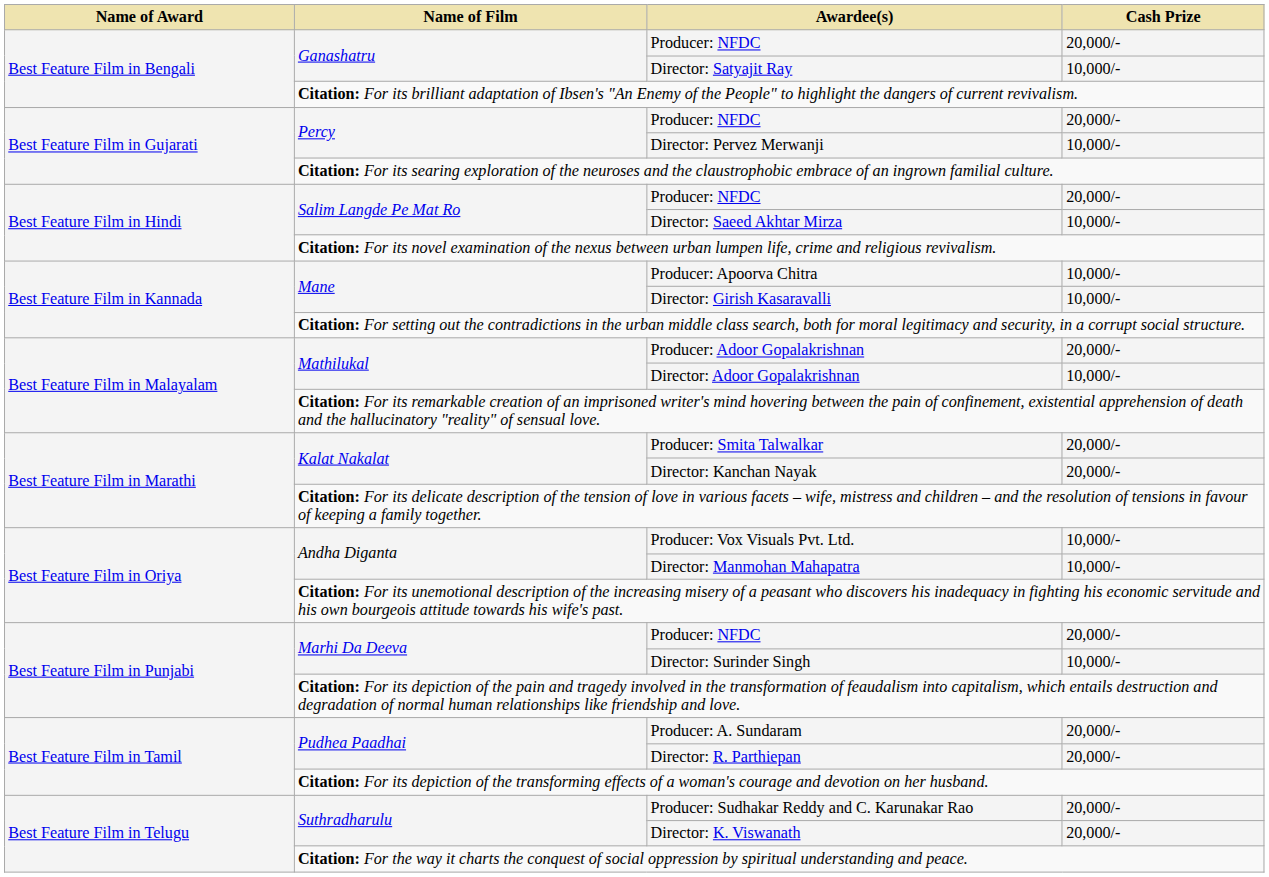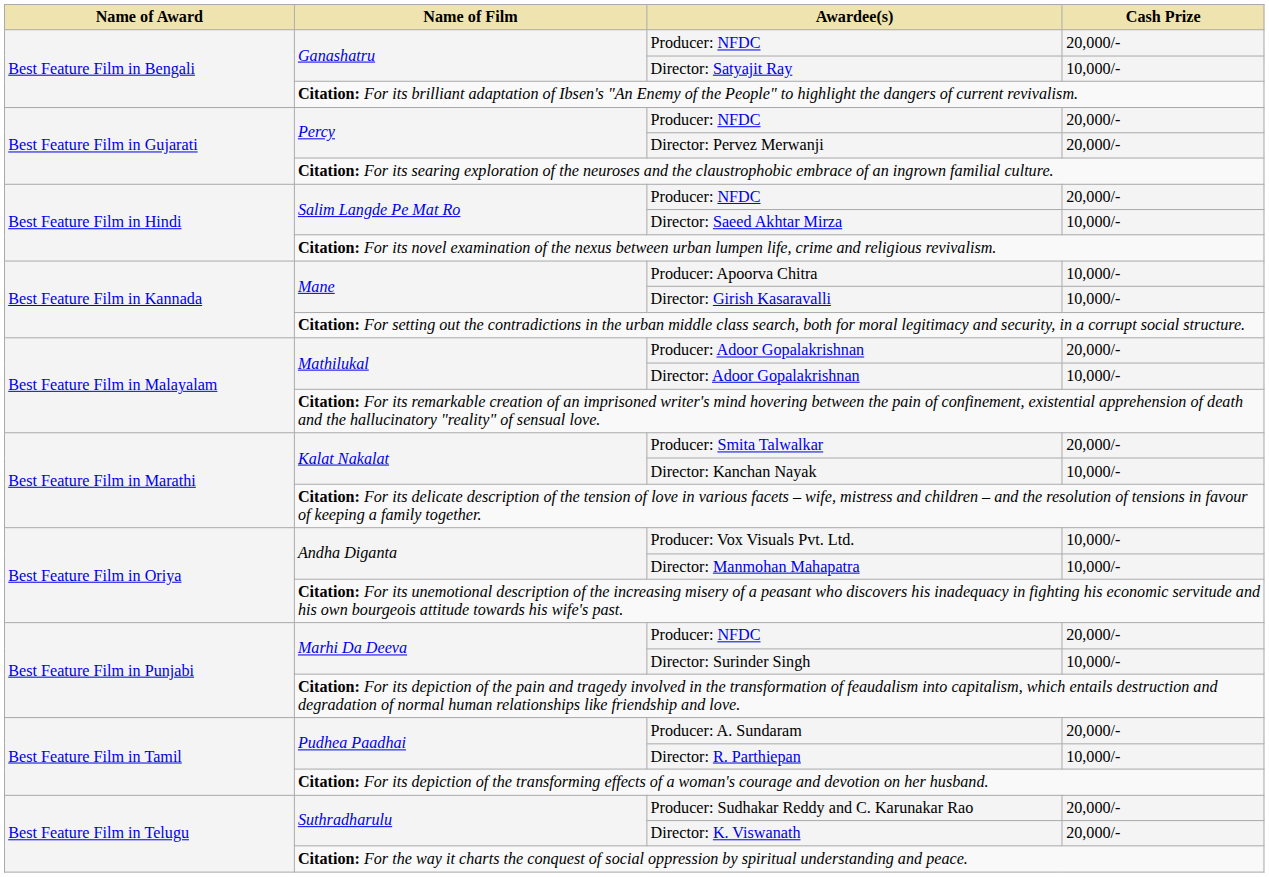(1093, 145) 10,000/- -> (1093, 145) 20,000/-
(1093, 471) 20,000/- -> (1093, 471) 10,000/-
(1093, 756) 20,000/- -> (1093, 756) 10,000/-
